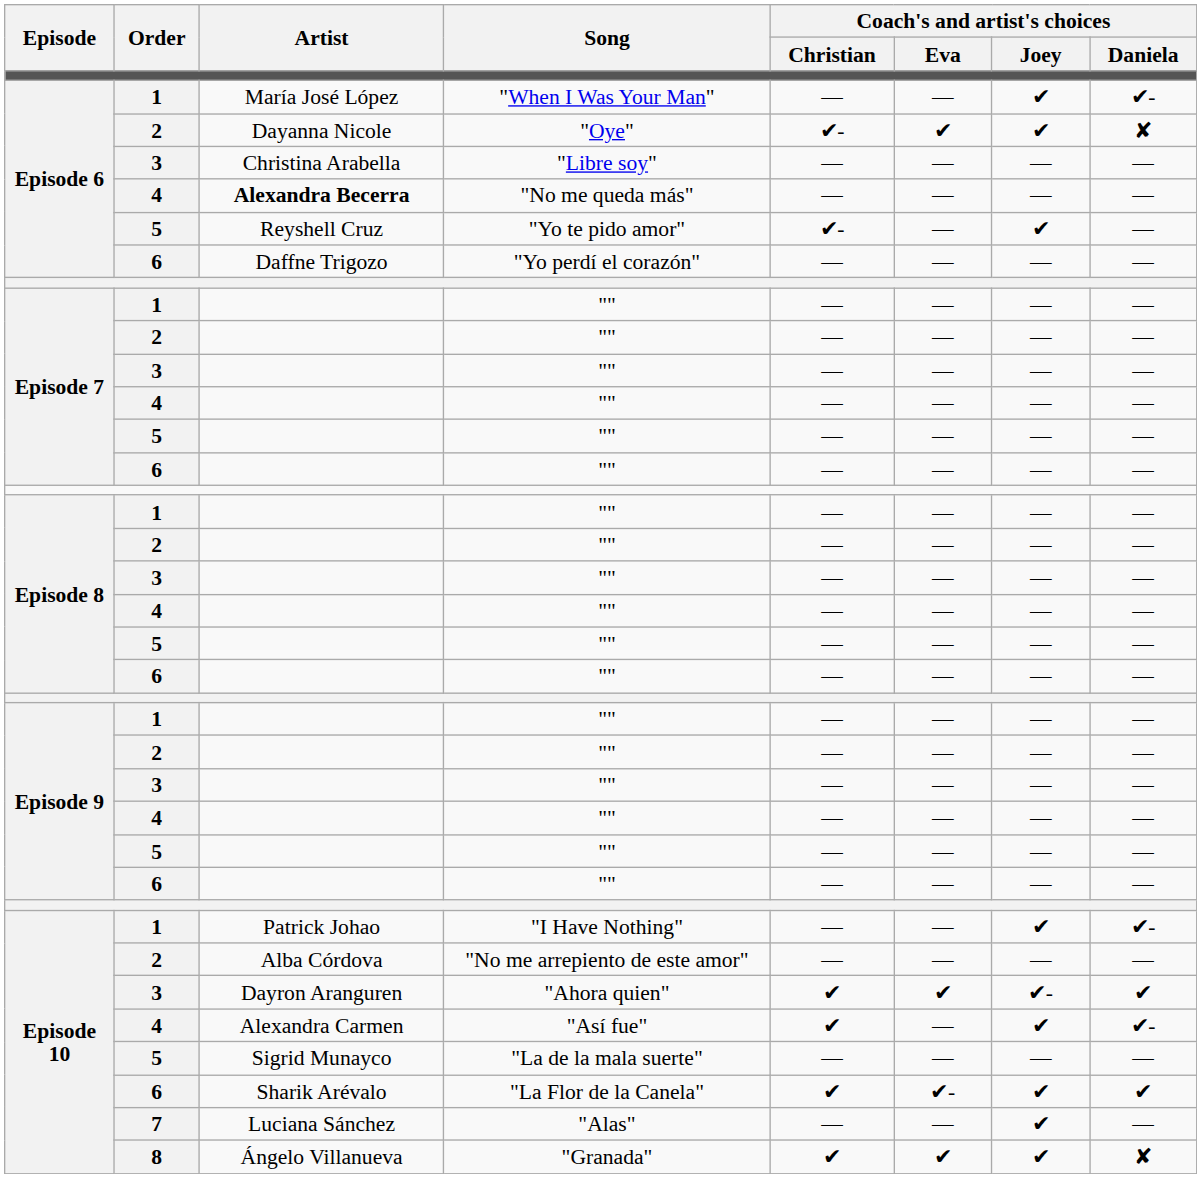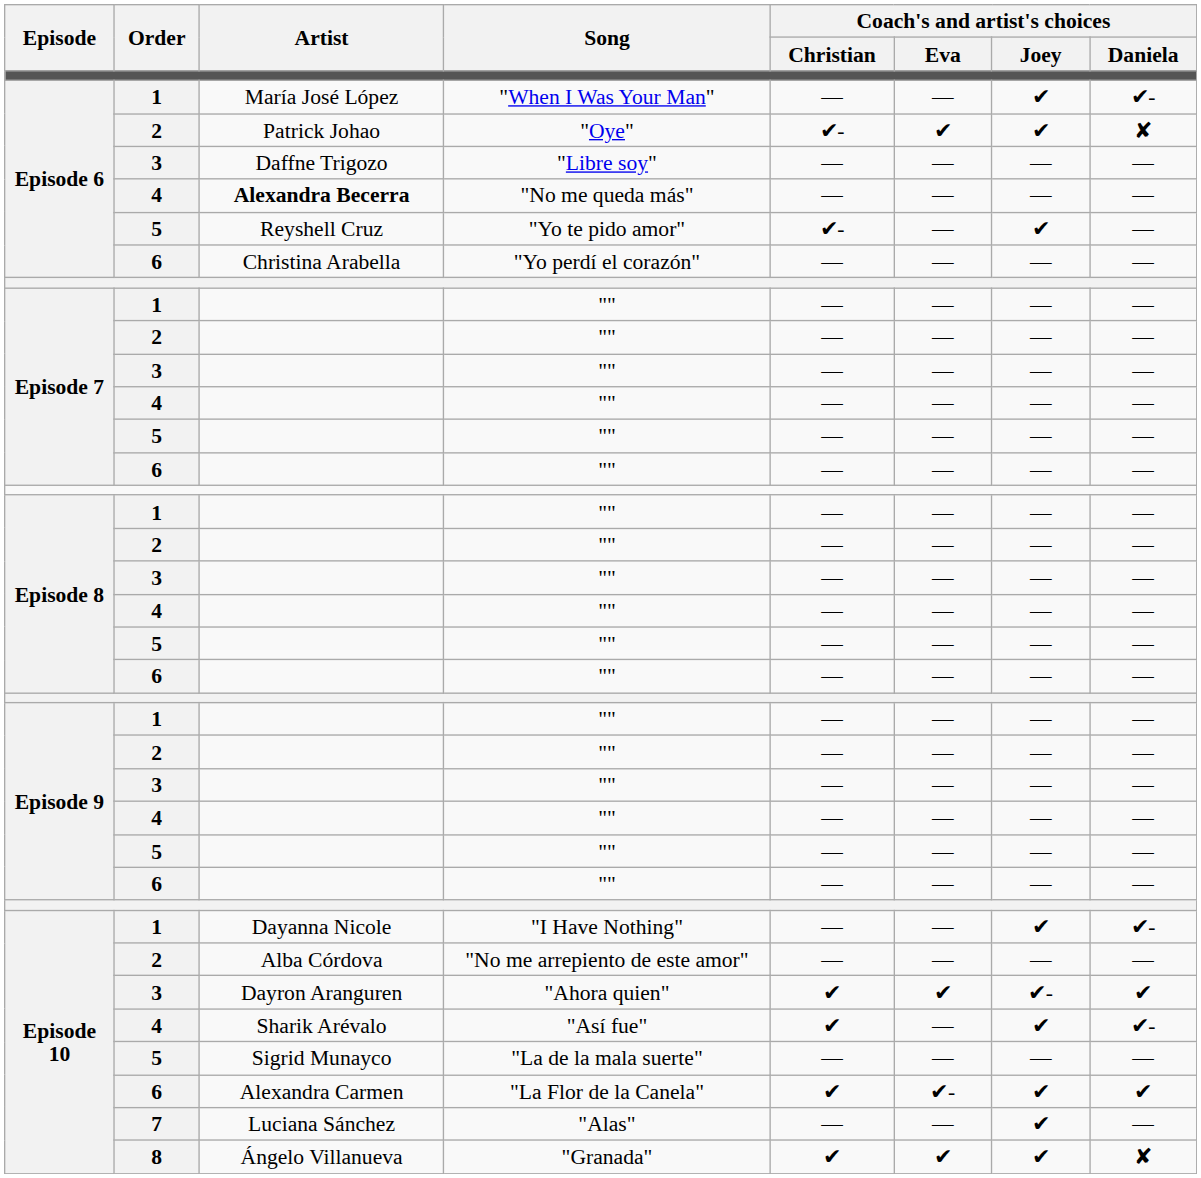(322, 130) Dayanna Nicole -> (322, 130) Patrick Johao
(322, 163) Christina Arabella -> (322, 163) Daffne Trigozo
(322, 261) Daffne Trigozo -> (322, 261) Christina Arabella
(322, 926) Patrick Johao -> (322, 926) Dayanna Nicole
(322, 1025) Alexandra Carmen -> (322, 1025) Sharik Arévalo
(322, 1091) Sharik Arévalo -> (322, 1091) Alexandra Carmen
